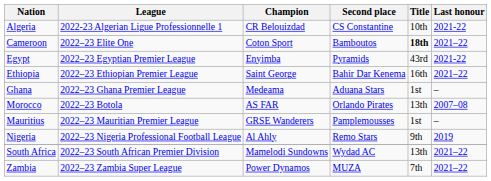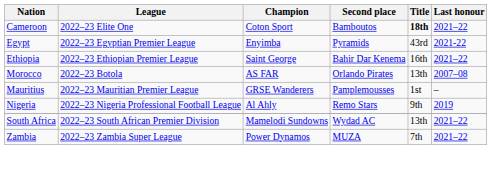- row: (21, 27)
- row: (19, 90)
